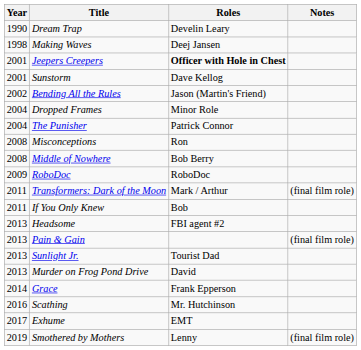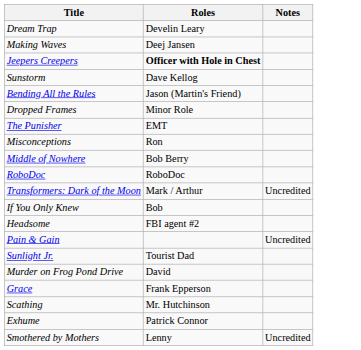- column: (17, 12)
(202, 126) Patrick Connor -> (156, 126) EMT
(322, 191) (final film role) -> (288, 191) Uncredited
(322, 239) (final film role) -> (288, 239) Uncredited
(182, 321) EMT -> (177, 321) Patrick Connor
(322, 337) (final film role) -> (288, 337) Uncredited
